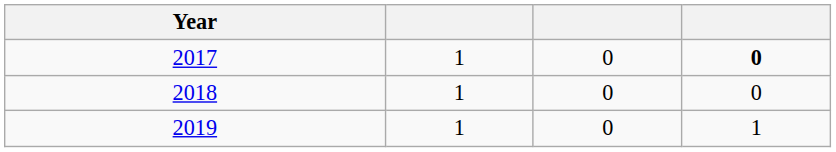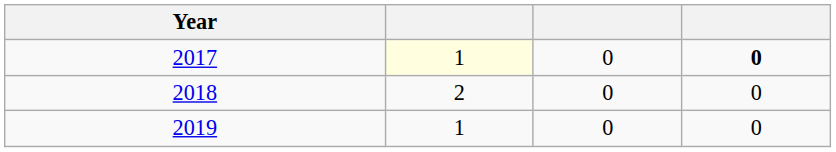(459, 57) no background -> (459, 57) lightyellow background
(459, 92) 1 -> (459, 92) 2
(756, 127) 1 -> (756, 127) 0
